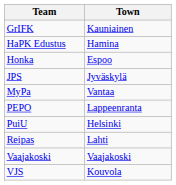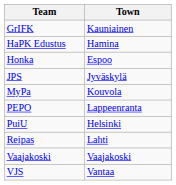(101, 92) Vantaa -> (104, 92) Kouvola
(104, 172) Kouvola -> (101, 172) Vantaa
